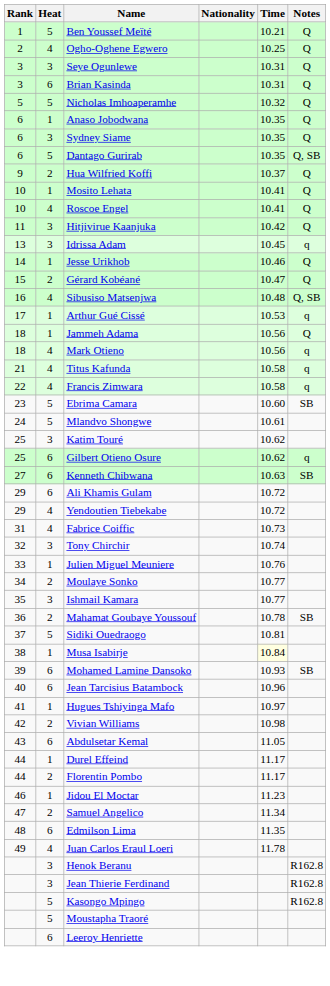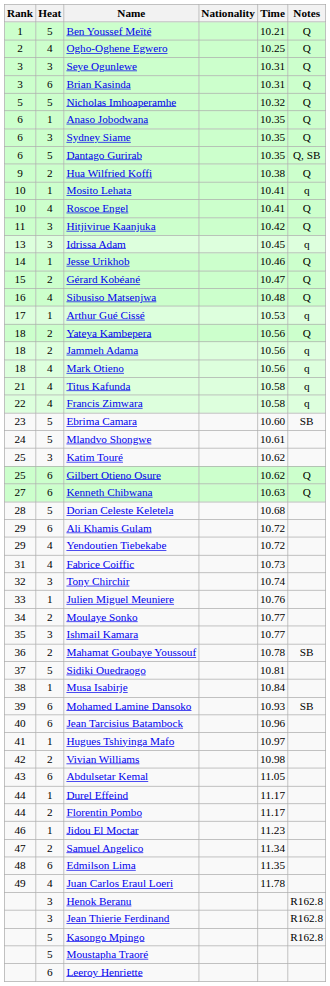(273, 173) 10.37 -> (273, 173) 10.38
(307, 191) Q -> (307, 191) q
(307, 297) Q, SB -> (307, 297) Q
+ row: (109, 333)
(50, 333) 1 -> (50, 350) 2
(307, 333) Q -> (307, 350) q
(307, 457) q -> (307, 475) Q
(307, 475) SB -> (307, 492) Q
+ row: (120, 510)
(273, 652) lightyellow background -> (273, 688) no background
